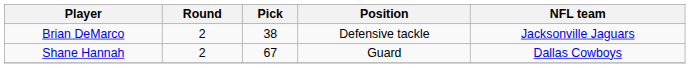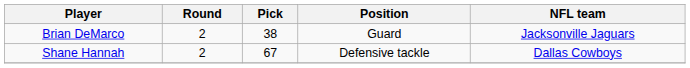(384, 33) Defensive tackle -> (384, 33) Guard
(384, 53) Guard -> (384, 53) Defensive tackle
